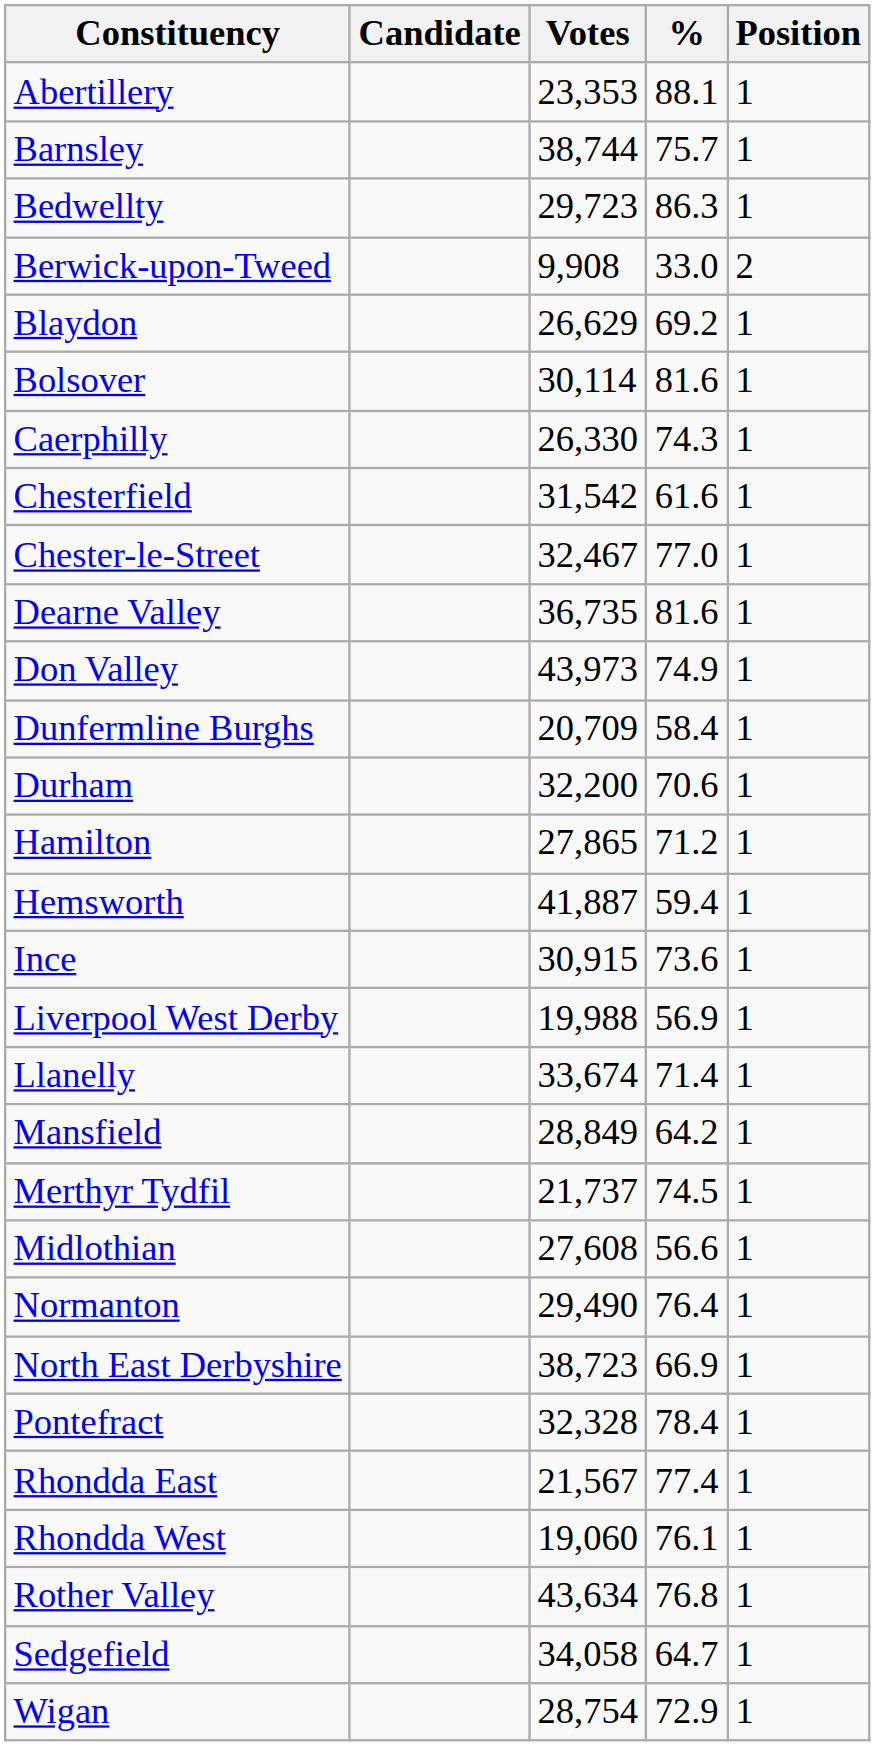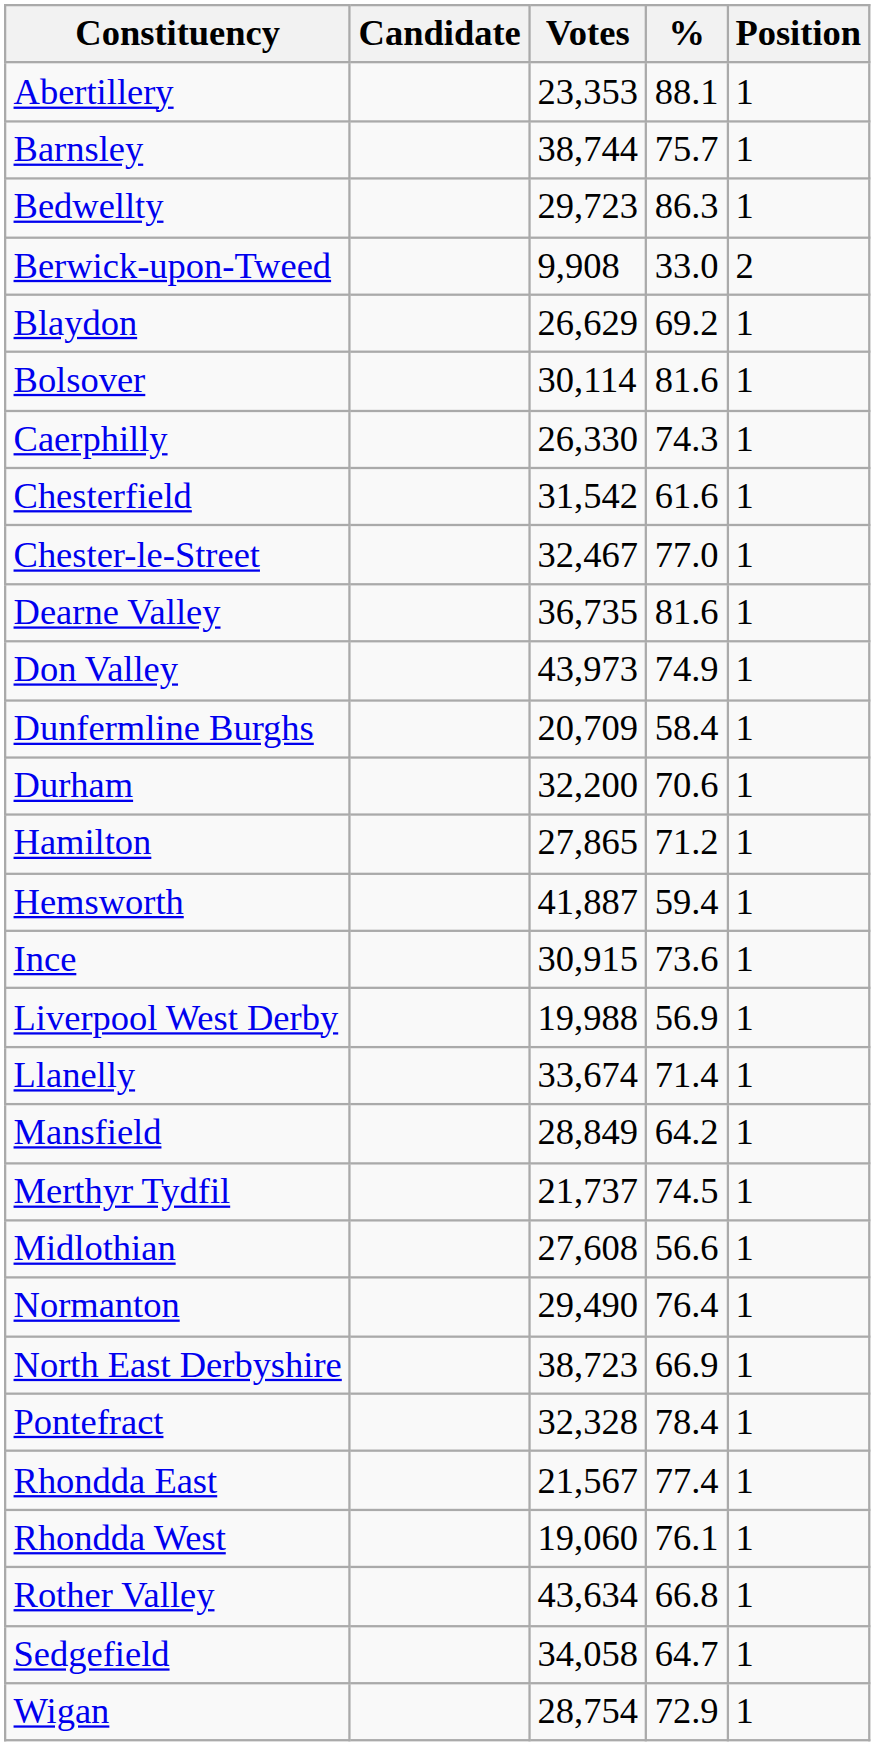(687, 1595) 76.8 -> (687, 1595) 66.8
